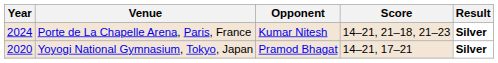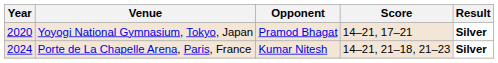rows swapped: (145, 50) <-> (144, 32)
